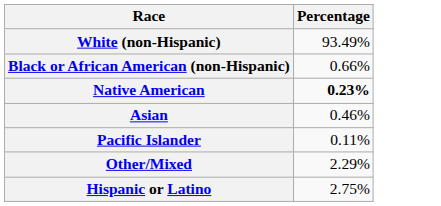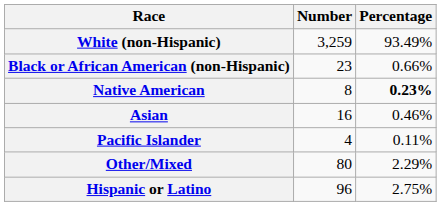+ column: (324, 16)
